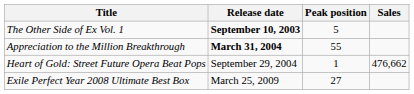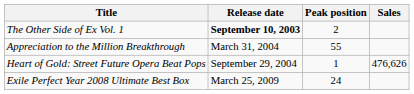(336, 30) 5 -> (336, 30) 2
(246, 47) bold -> (245, 47) normal
(389, 64) 476,662 -> (389, 64) 476,626
(336, 81) 27 -> (336, 81) 24
